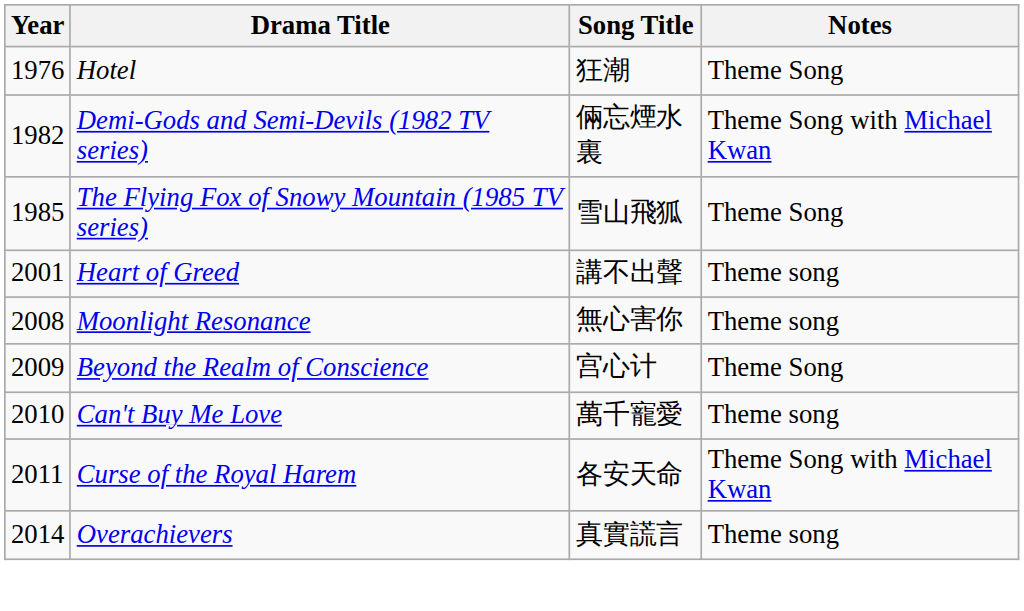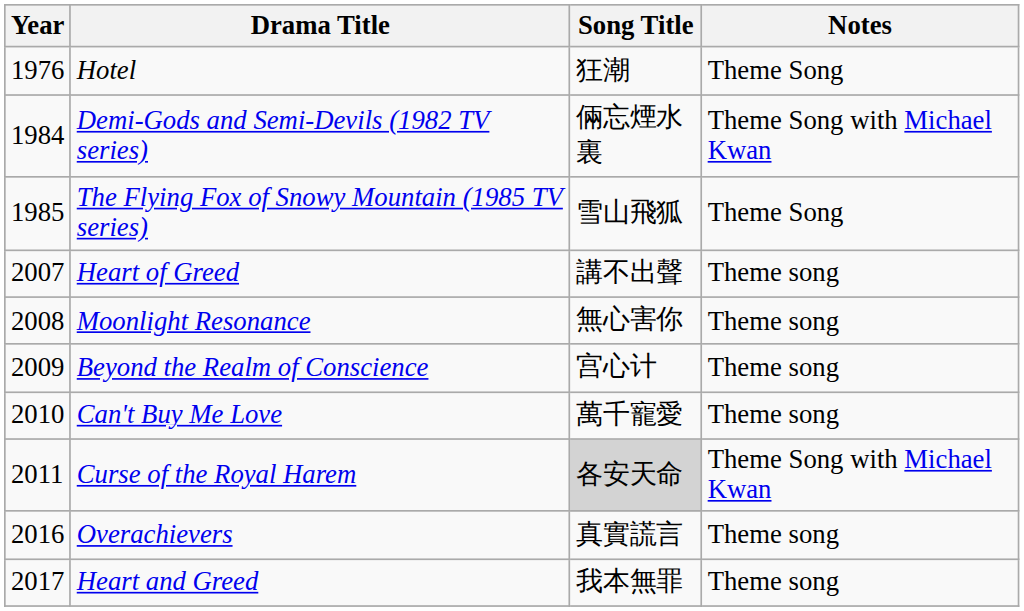(38, 135) 1982 -> (38, 135) 1984
(38, 272) 2001 -> (38, 272) 2007
(776, 367) Theme Song -> (773, 367) Theme song
(630, 474) no background -> (630, 474) lightgrey background
(38, 534) 2014 -> (38, 534) 2016
+ row: (168, 582)
